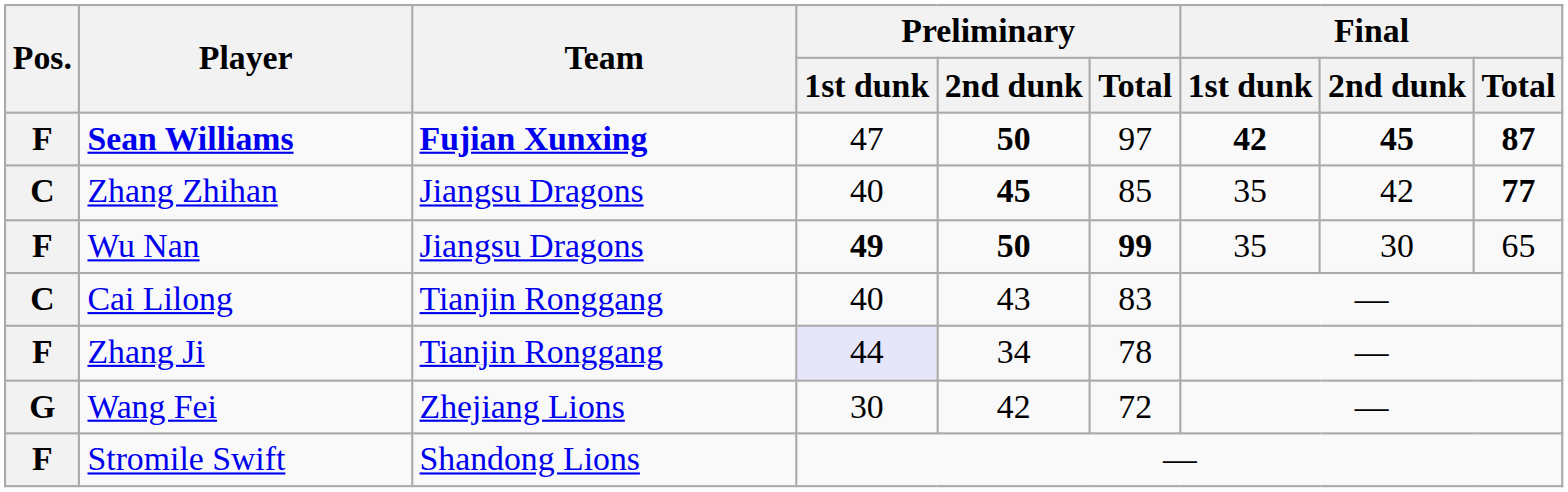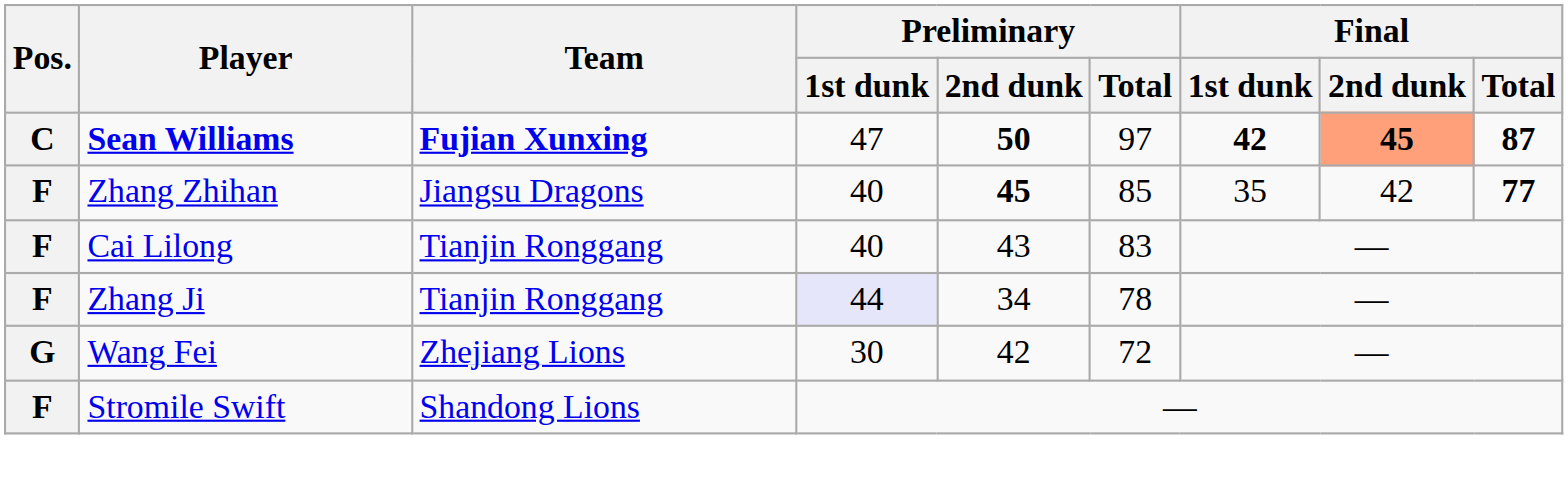(42, 138) F -> (42, 138) C
(1397, 138) no background -> (1397, 138) lightsalmon background
(42, 191) C -> (42, 191) F
- row: (144, 245)
(42, 298) C -> (42, 245) F
